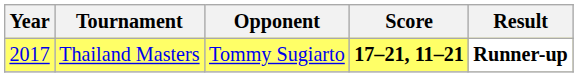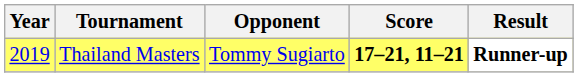(30, 54) 2017 -> (30, 54) 2019
